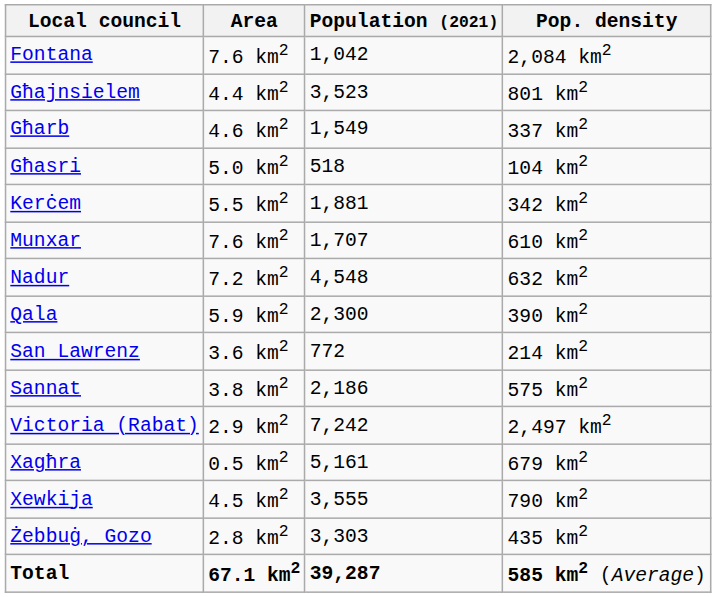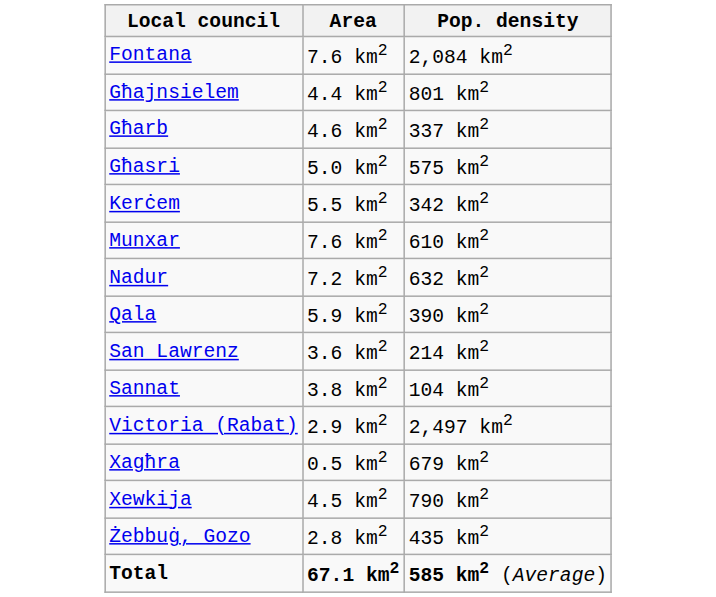- column: (404, 21)
(548, 166) 104 km2 -> (449, 166) 575 km2
(548, 388) 575 km2 -> (449, 388) 104 km2
